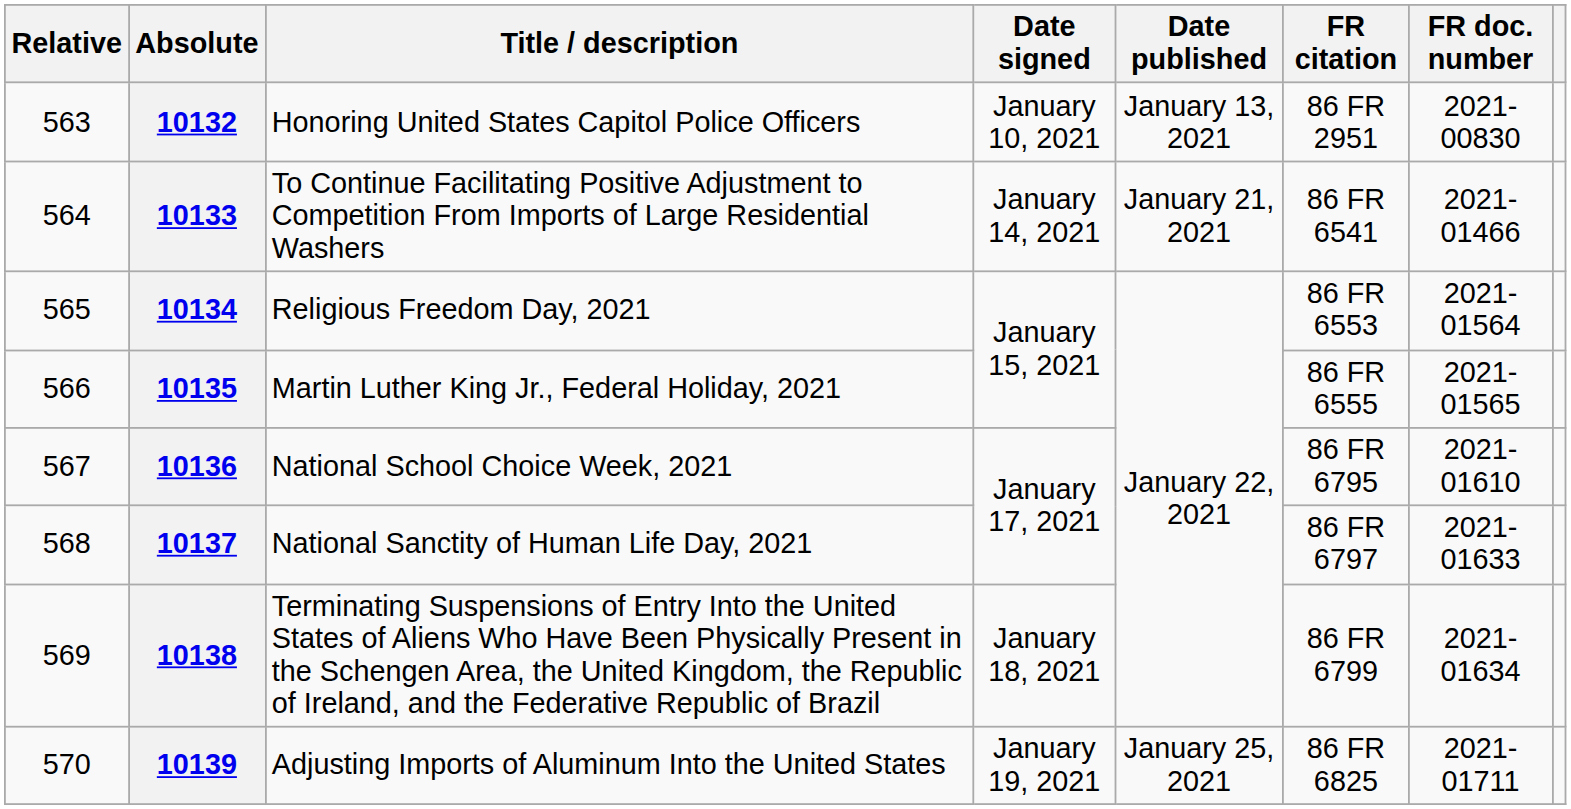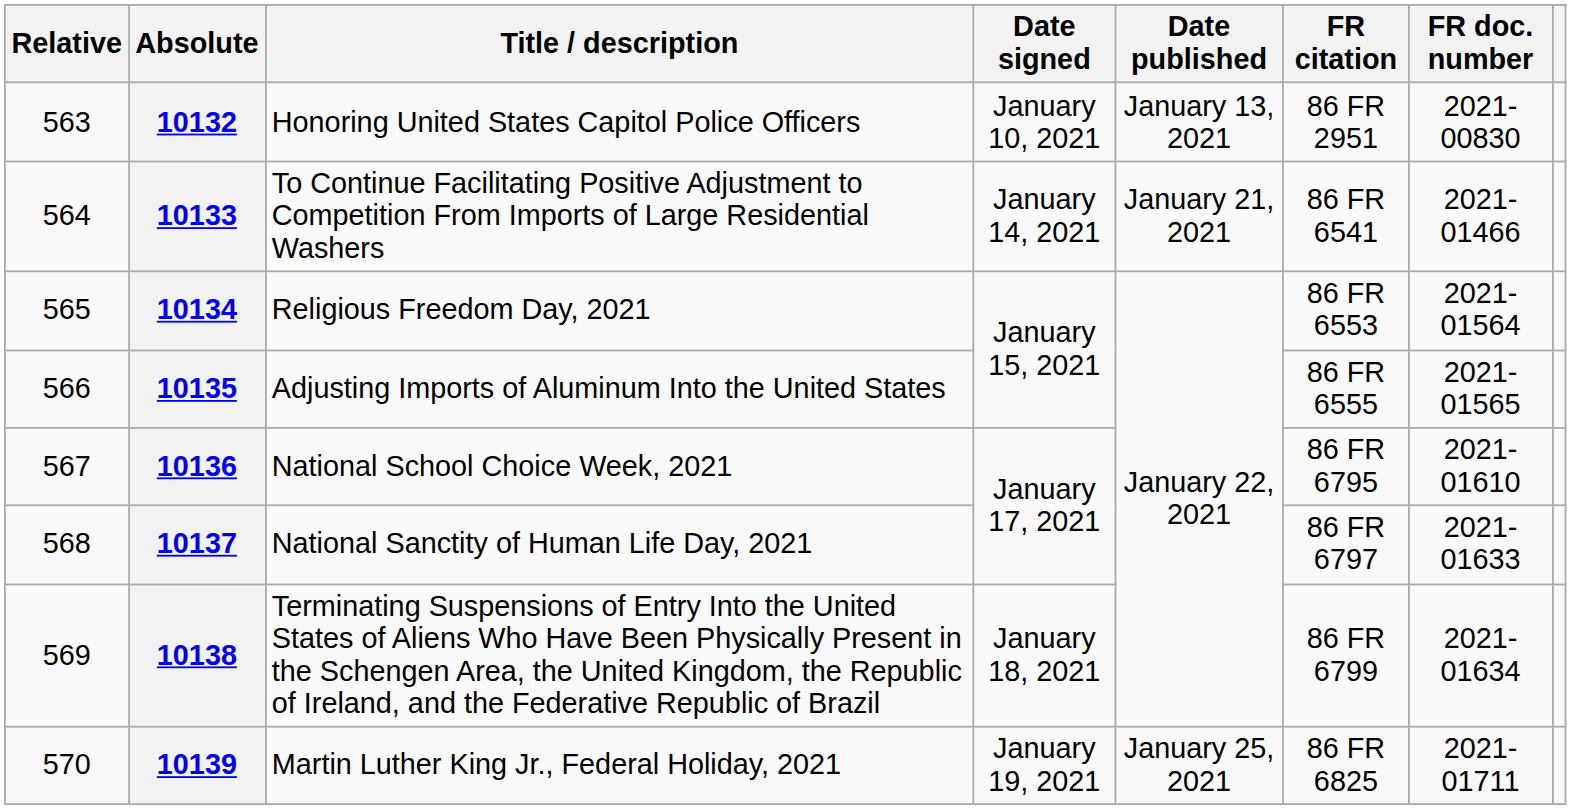(556, 388) Martin Luther King Jr., Federal Holiday, 2021 -> (609, 388) Adjusting Imports of Aluminum Into the United States
(609, 765) Adjusting Imports of Aluminum Into the United States -> (556, 765) Martin Luther King Jr., Federal Holiday, 2021
